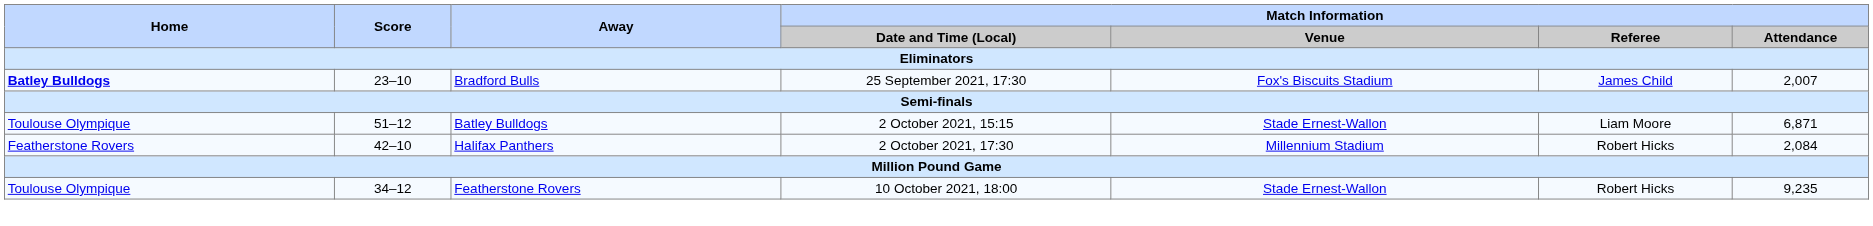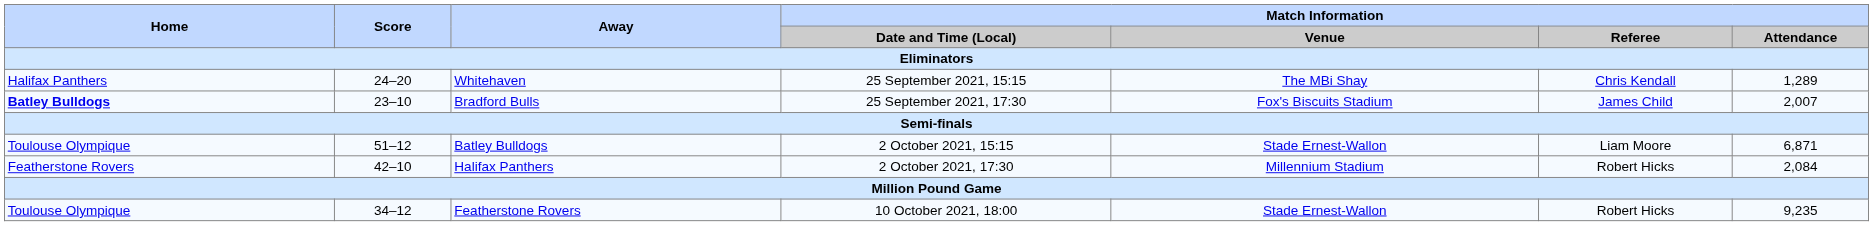+ row: (490, 80)
